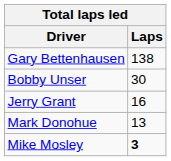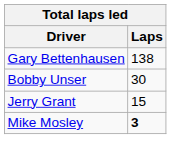(139, 101) 16 -> (139, 101) 15
- row: (52, 123)
